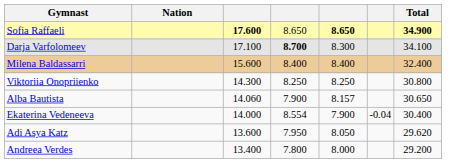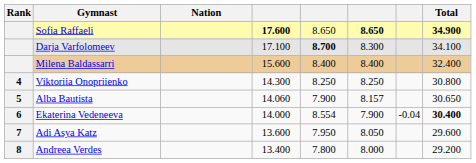+ column: (19, 13)
(418, 116) normal -> (447, 116) bold
(418, 133) 29.620 -> (447, 133) 29.600
